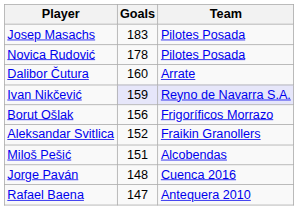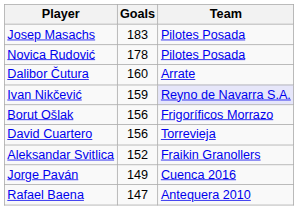(137, 94) lavender background -> (137, 94) no background
+ row: (50, 134)
- row: (39, 154)
(137, 174) 148 -> (137, 174) 149
